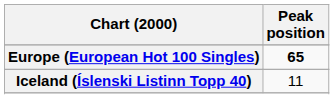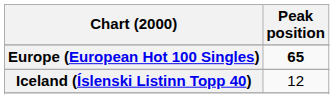(296, 81) 11 -> (296, 81) 12
